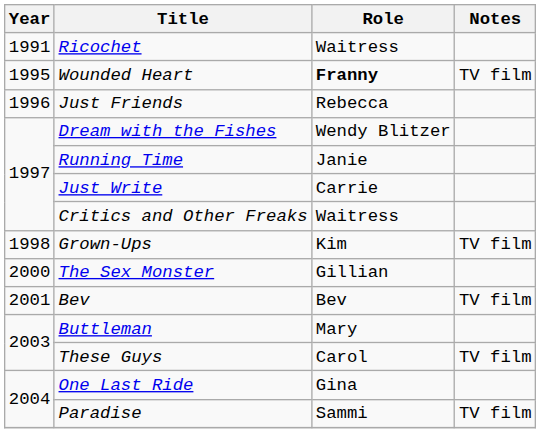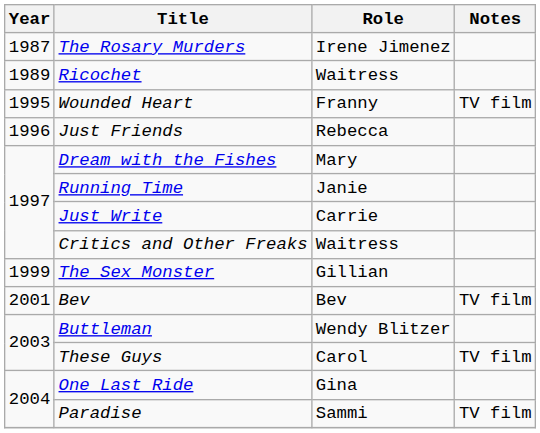+ row: (152, 47)
(30, 47) 1991 -> (30, 75) 1989
(347, 75) bold -> (347, 103) normal
(383, 131) Wendy Blitzer -> (337, 160) Mary
- row: (105, 244)
(30, 272) 2000 -> (30, 272) 1999
(337, 329) Mary -> (383, 329) Wendy Blitzer
